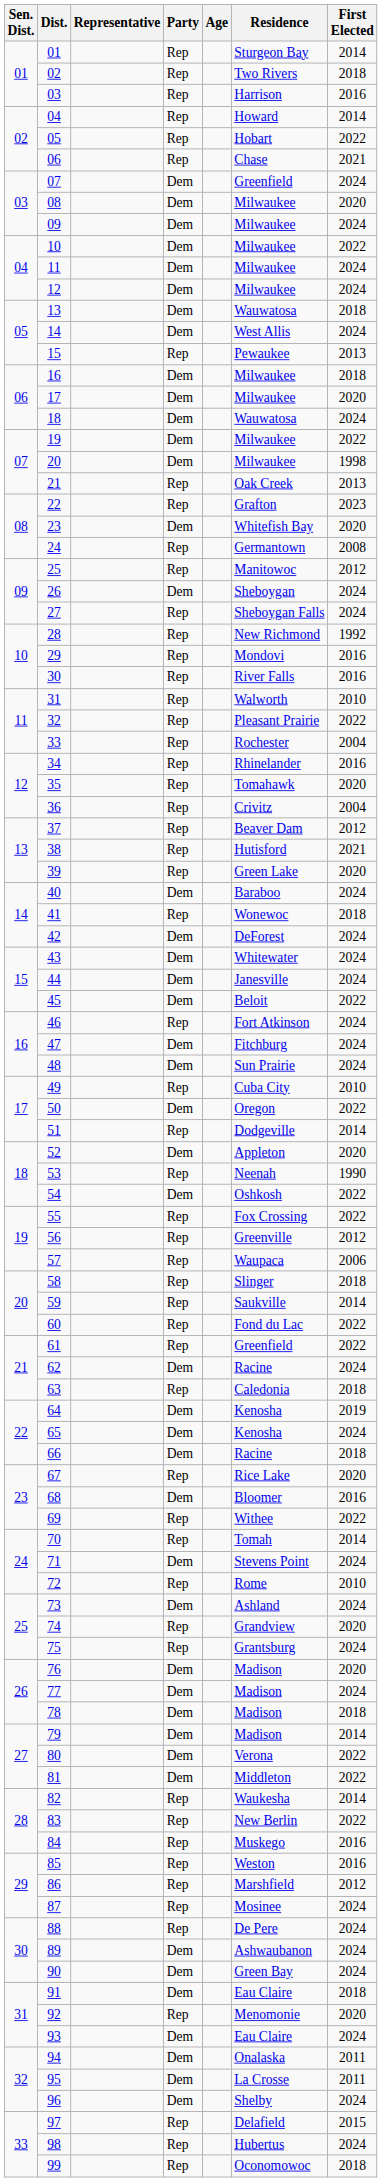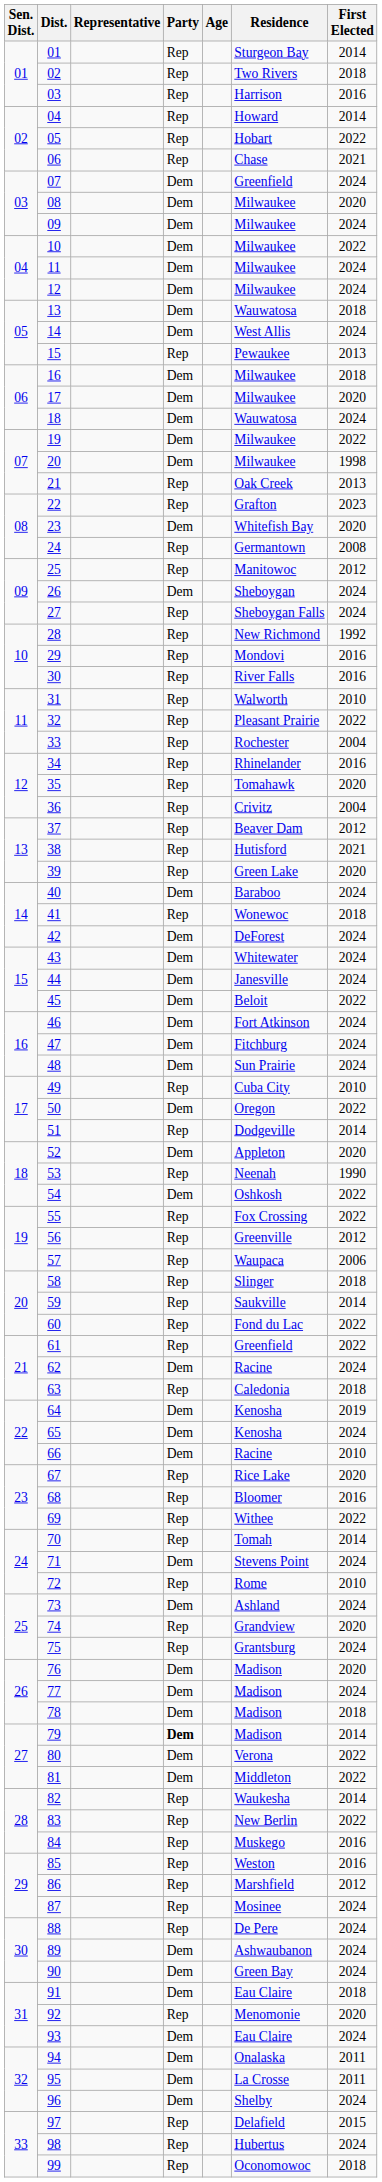(178, 1022) Rep -> (180, 1022) Dem
(352, 1454) 2018 -> (352, 1454) 2010
(180, 1497) Dem -> (178, 1497) Rep
(180, 1734) normal -> (180, 1734) bold
